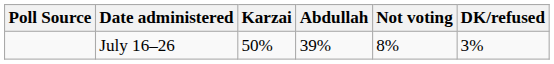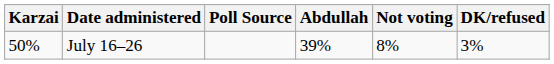columns swapped: (50, 18) <-> (267, 18)
